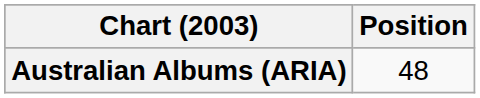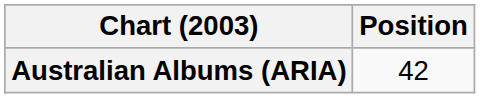(414, 69) 48 -> (414, 69) 42
